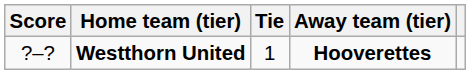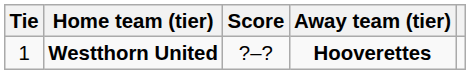columns swapped: (270, 20) <-> (38, 20)
